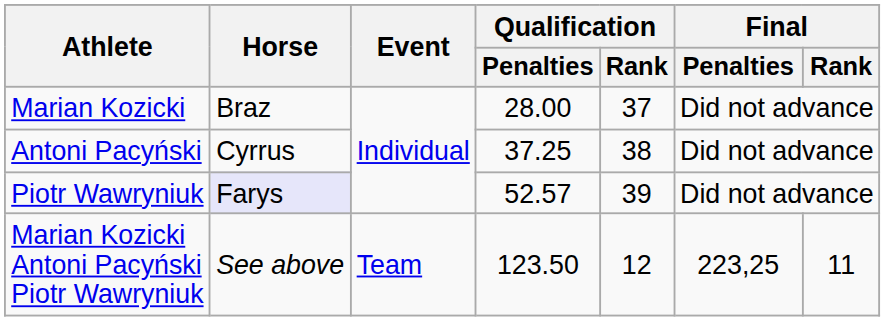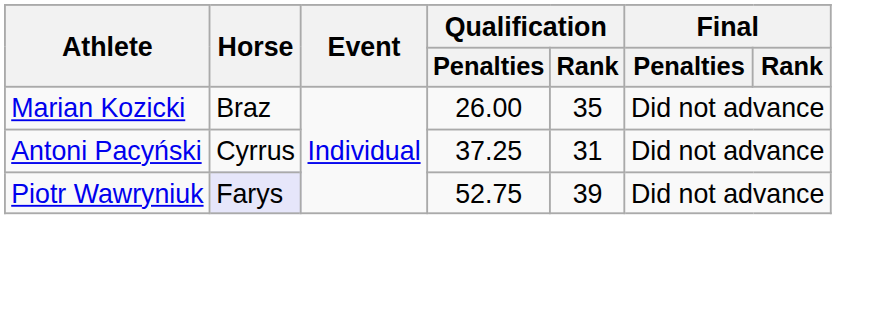(538, 109) 28.00 -> (489, 109) 26.00
(637, 109) 37 -> (588, 109) 35
(637, 151) 38 -> (588, 151) 31
(538, 193) 52.57 -> (489, 193) 52.75
- row: (107, 265)
